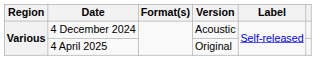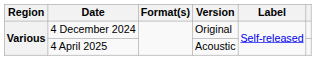(215, 30) Acoustic -> (213, 30) Original
(213, 47) Original -> (215, 47) Acoustic
